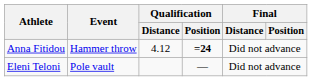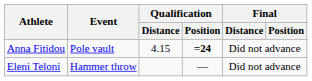(103, 49) Hammer throw -> (92, 49) Pole vault
(161, 49) 4.12 -> (161, 49) 4.15
(92, 67) Pole vault -> (103, 67) Hammer throw
